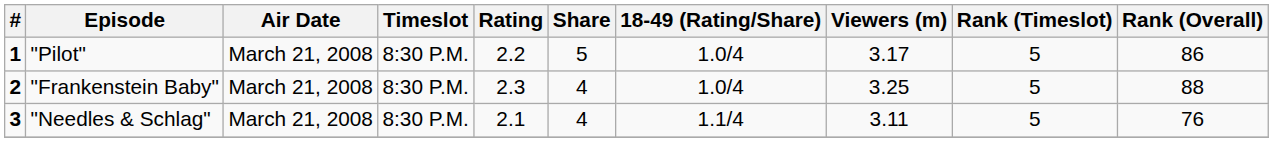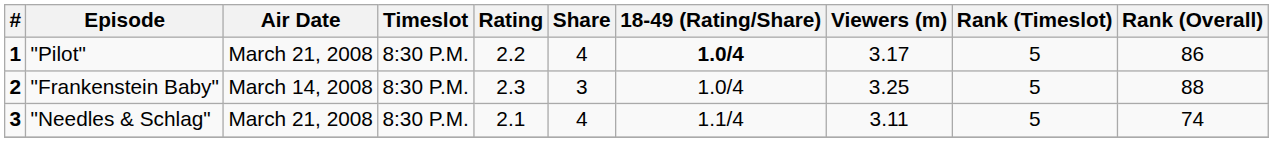(582, 53) 5 -> (582, 53) 4
(721, 53) normal -> (721, 53) bold
(301, 86) March 21, 2008 -> (301, 86) March 14, 2008
(582, 86) 4 -> (582, 86) 3
(1193, 119) 76 -> (1193, 119) 74
